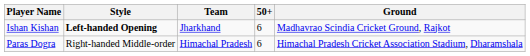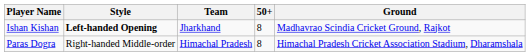(259, 28) 6 -> (259, 28) 8
(259, 43) 6 -> (259, 43) 8
